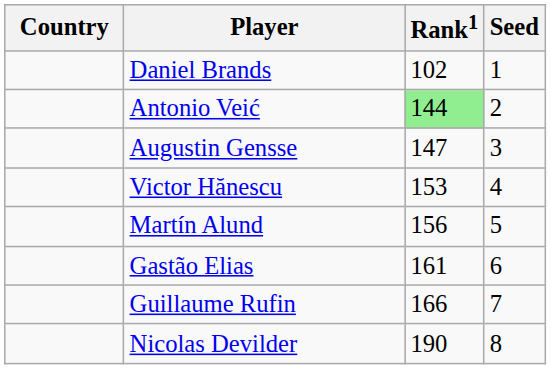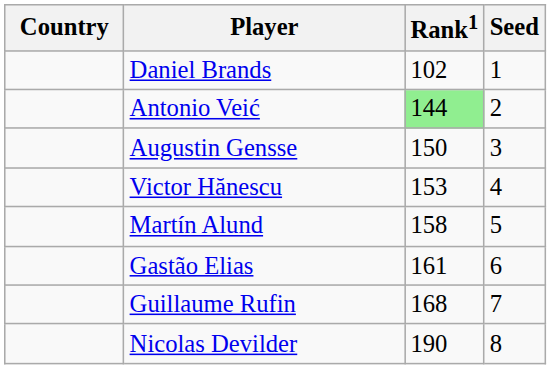(429, 147) 147 -> (429, 147) 150
(429, 226) 156 -> (429, 226) 158
(429, 304) 166 -> (429, 304) 168
